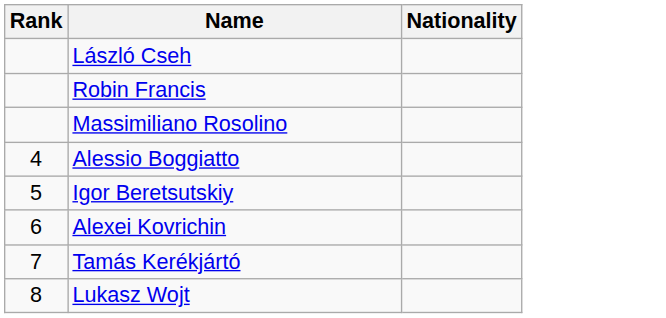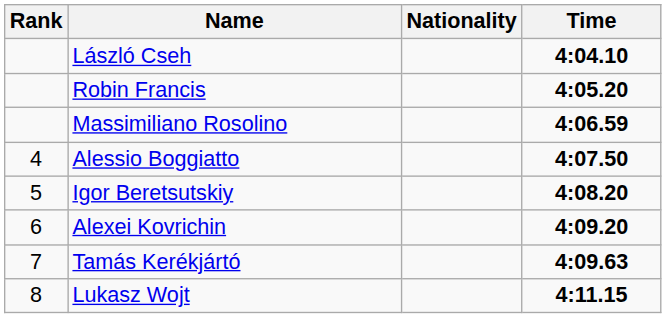+ column: (592, 21)
